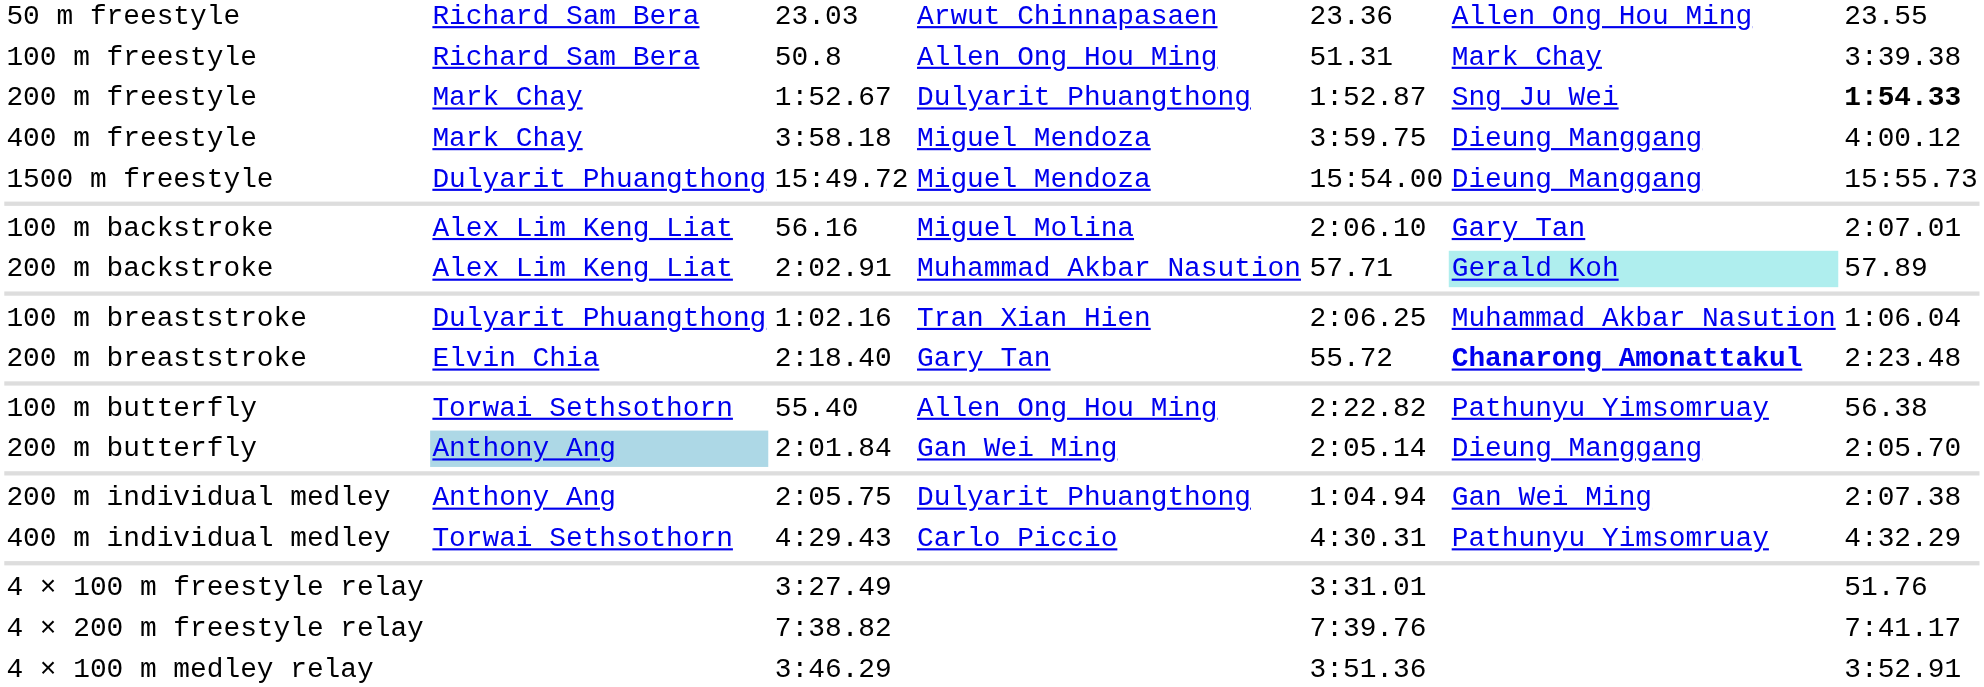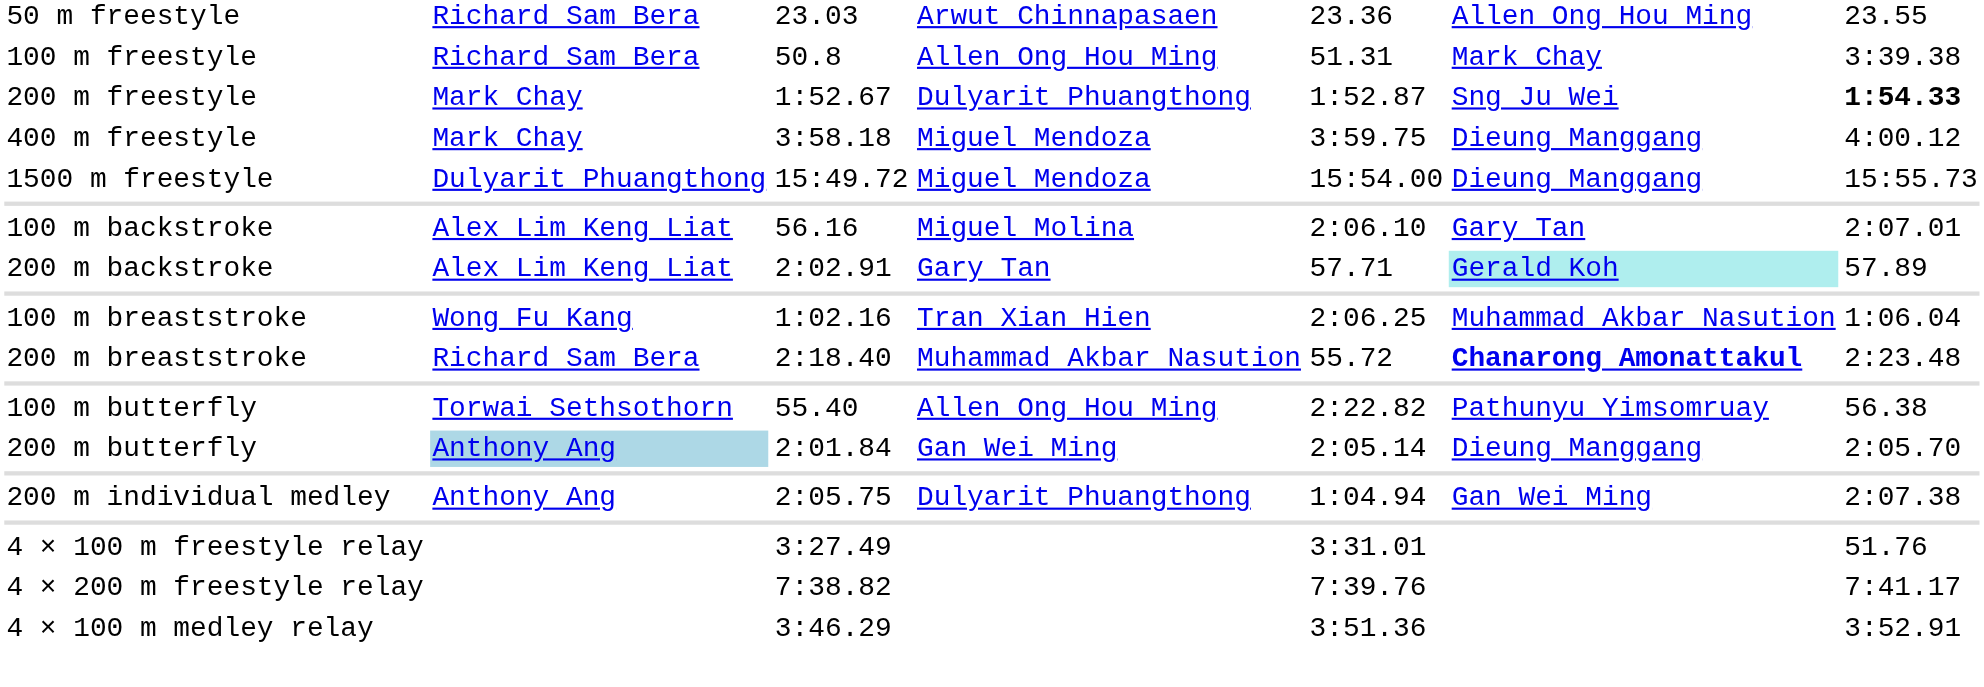(1109, 269) Muhammad Akbar Nasution -> (984, 269) Gary Tan
(599, 318) Dulyarit Phuangthong -> (533, 318) Wong Fu Kang
(516, 359) Elvin Chia -> (566, 359) Richard Sam Bera
(984, 359) Gary Tan -> (1109, 359) Muhammad Akbar Nasution
- row: (198, 539)
